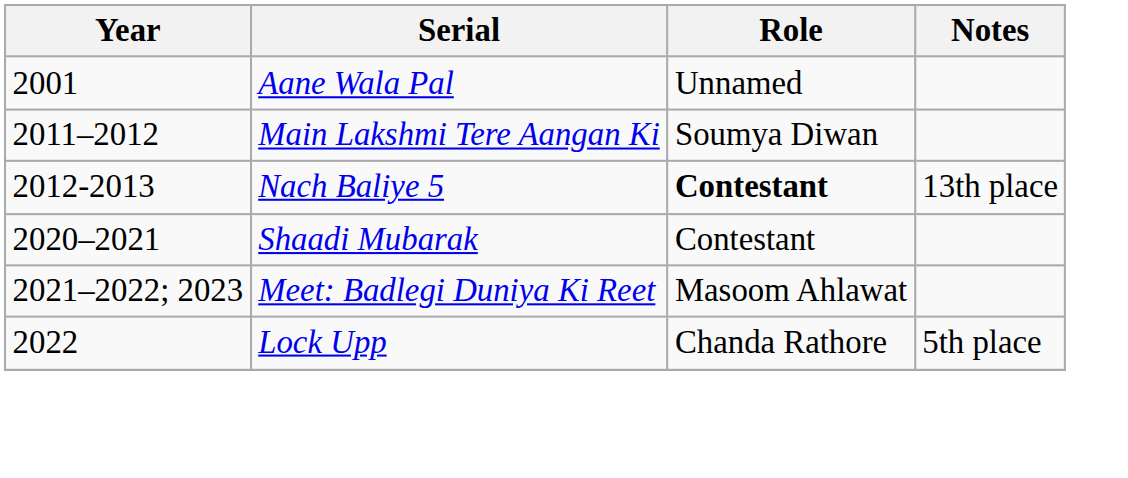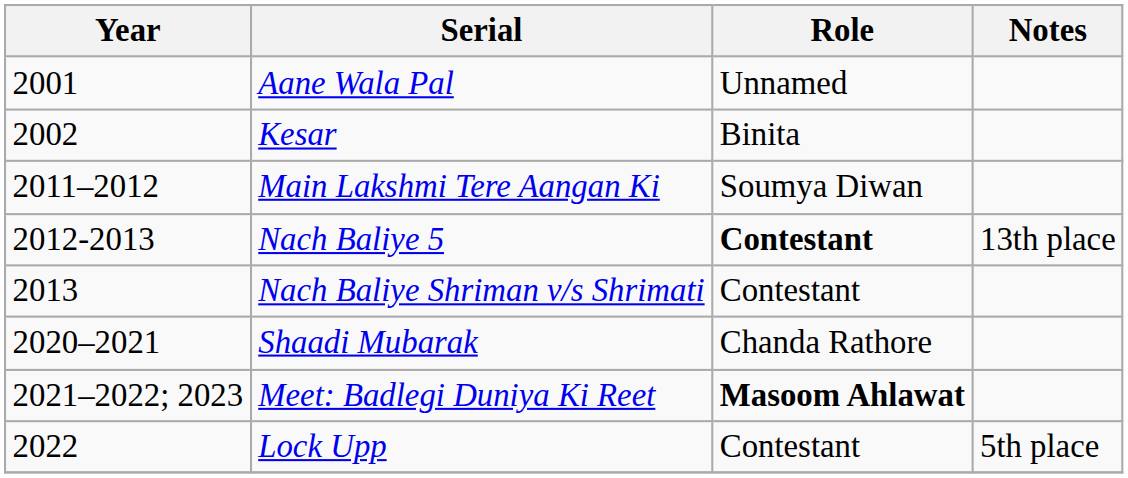+ row: (297, 134)
+ row: (481, 290)
(745, 238) Contestant -> (826, 342) Chanda Rathore
(791, 290) normal -> (842, 394) bold
(781, 342) Chanda Rathore -> (790, 446) Contestant
